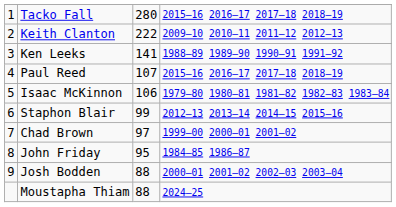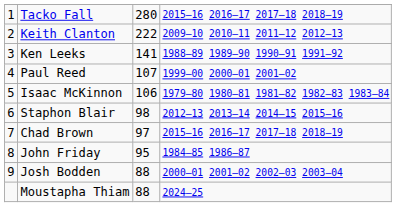(253, 73) 2015–16 2016–17 2017–18 2018–19 -> (229, 73) 1999–00 2000–01 2001–02
(143, 113) 99 -> (143, 113) 98
(229, 133) 1999–00 2000–01 2001–02 -> (253, 133) 2015–16 2016–17 2017–18 2018–19
